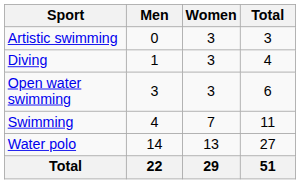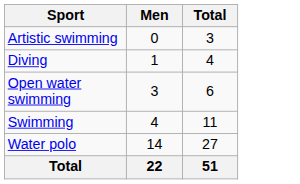- column: (211, 15)
